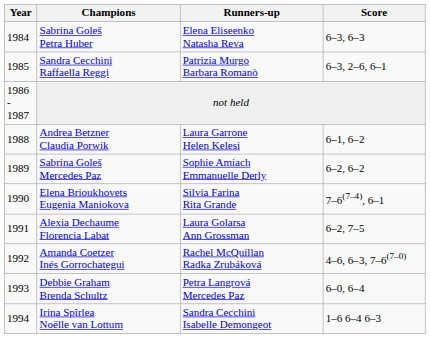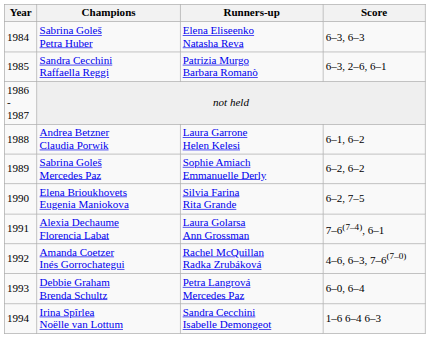(355, 199) 7–6(7–4), 6–1 -> (345, 199) 6–2, 7–5
(345, 228) 6–2, 7–5 -> (355, 228) 7–6(7–4), 6–1
